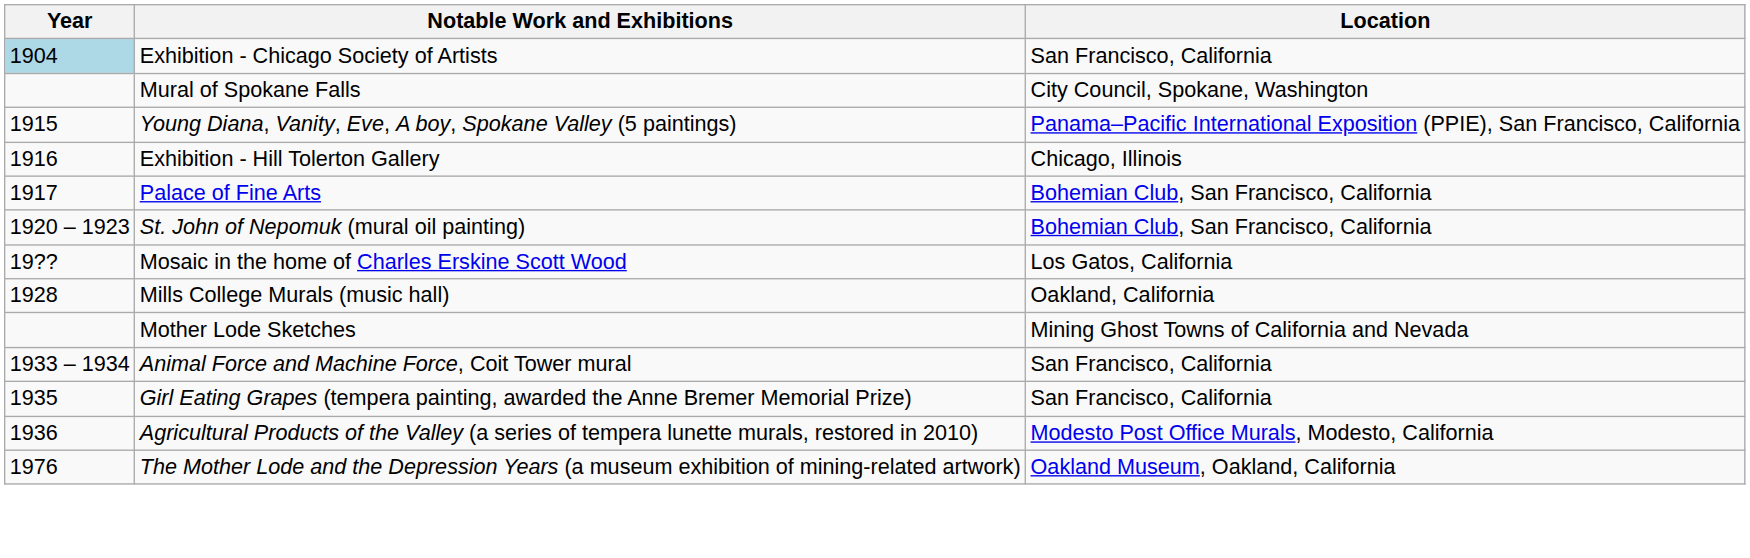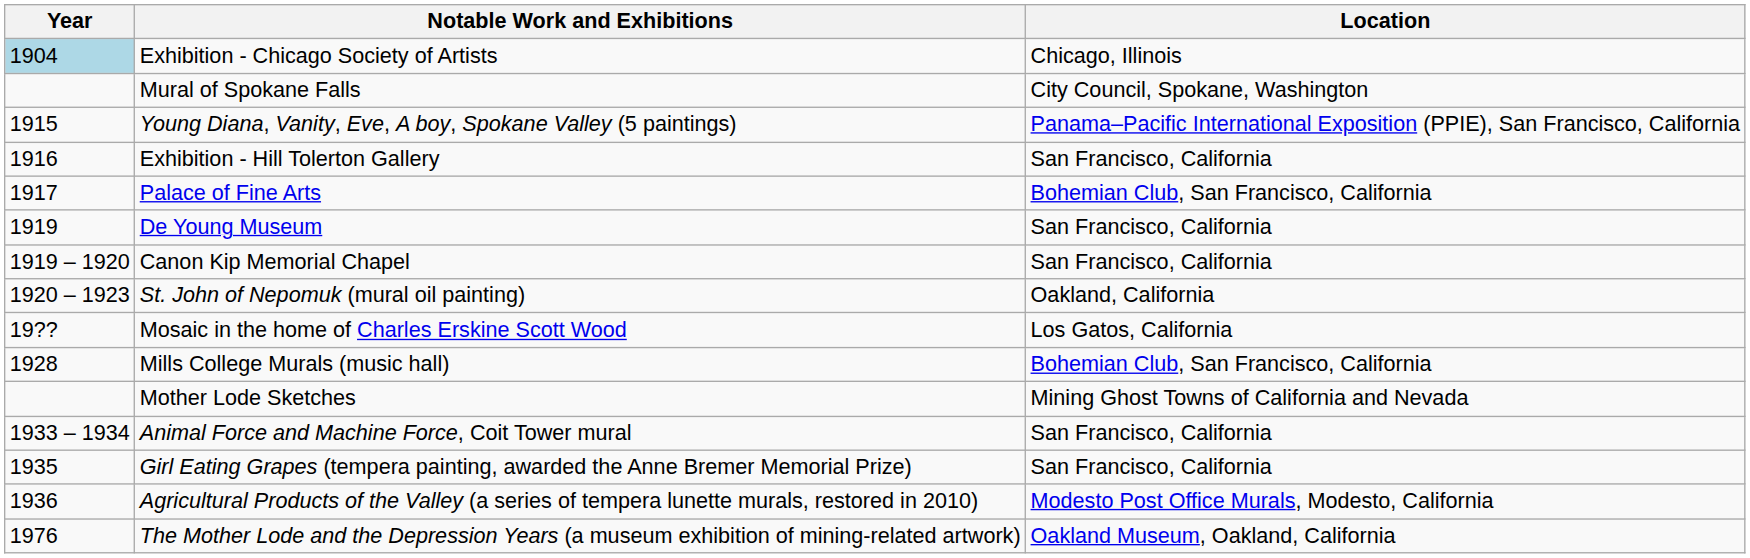(1151, 55) San Francisco, California -> (1106, 55) Chicago, Illinois
(1106, 158) Chicago, Illinois -> (1151, 158) San Francisco, California
+ row: (231, 227)
+ row: (275, 261)
(1231, 227) Bohemian Club, San Francisco, California -> (1122, 295) Oakland, California
(1122, 295) Oakland, California -> (1231, 364) Bohemian Club, San Francisco, California
